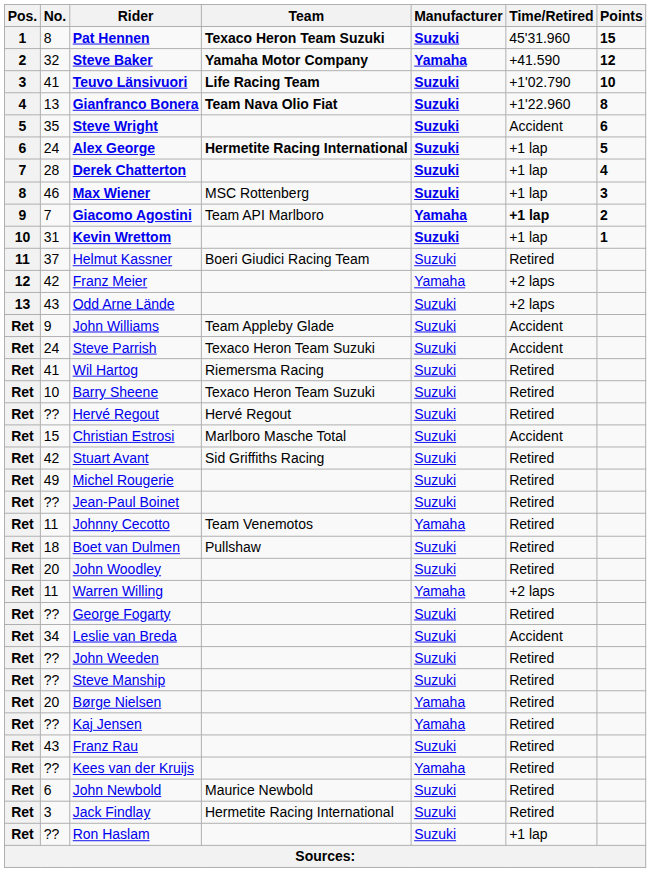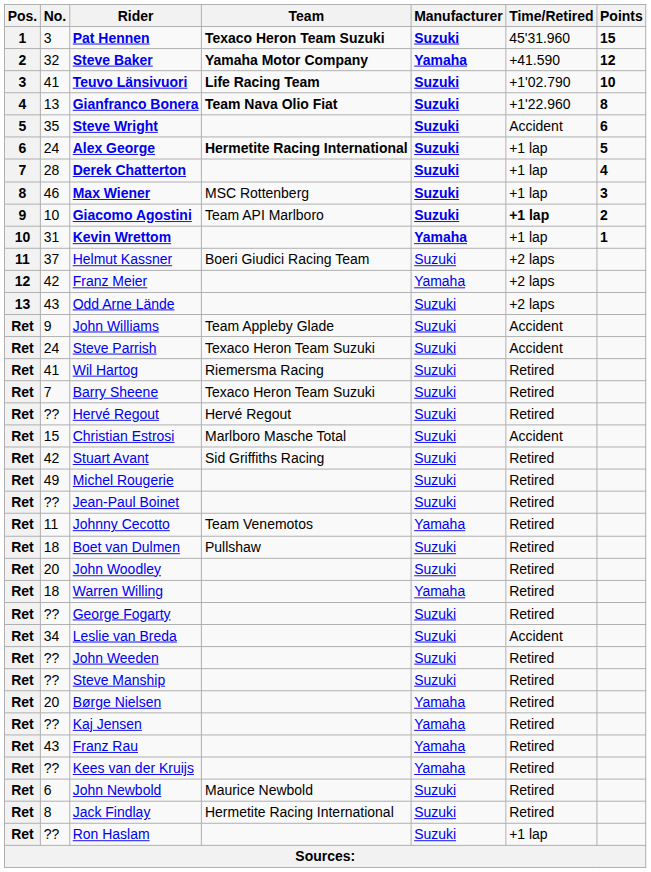(48, 38) 8 -> (48, 38) 3
(48, 215) 7 -> (51, 215) 10
(441, 215) Yamaha -> (437, 215) Suzuki
(437, 237) Suzuki -> (441, 237) Yamaha
(532, 259) Retired -> (532, 259) +2 laps
(51, 392) 10 -> (48, 392) 7
(51, 591) 11 -> (51, 591) 18
(532, 591) +2 laps -> (532, 591) Retired
(435, 746) Suzuki -> (440, 746) Yamaha
(48, 813) 3 -> (48, 813) 8
